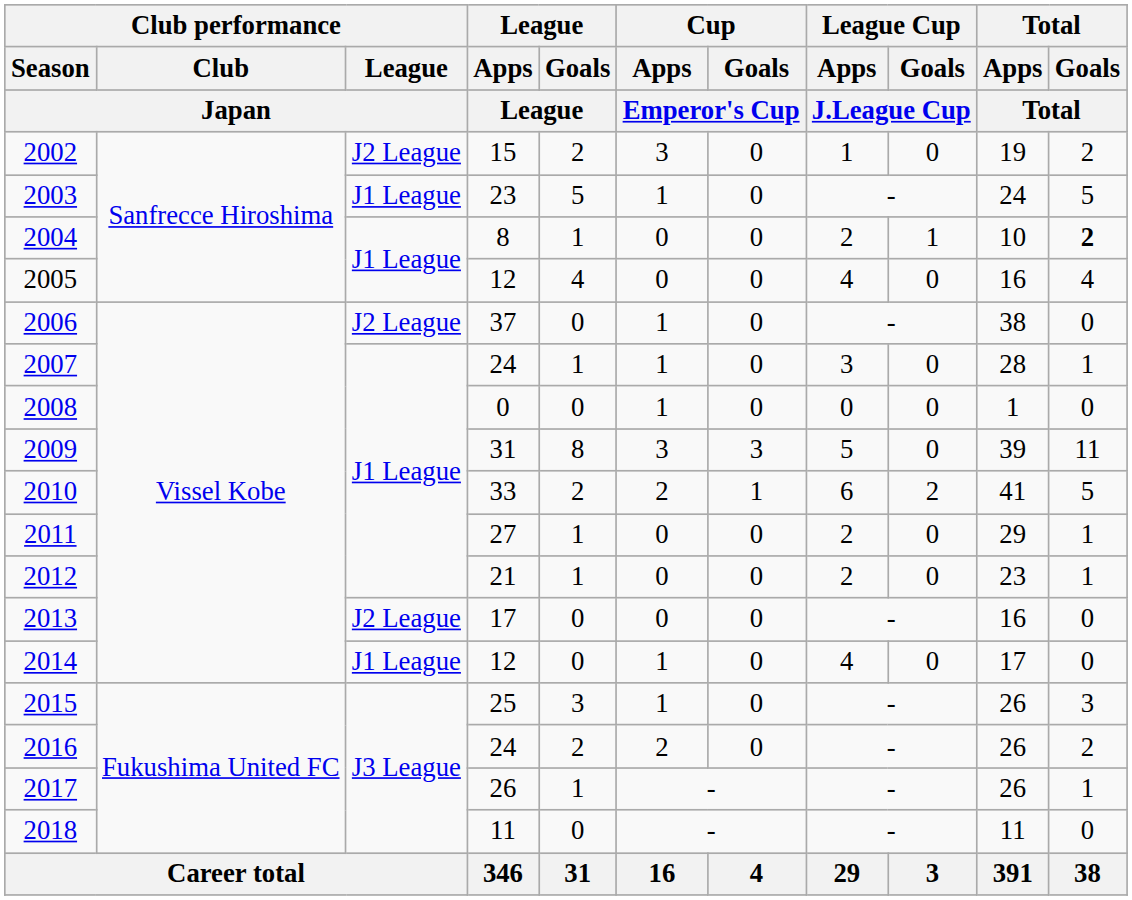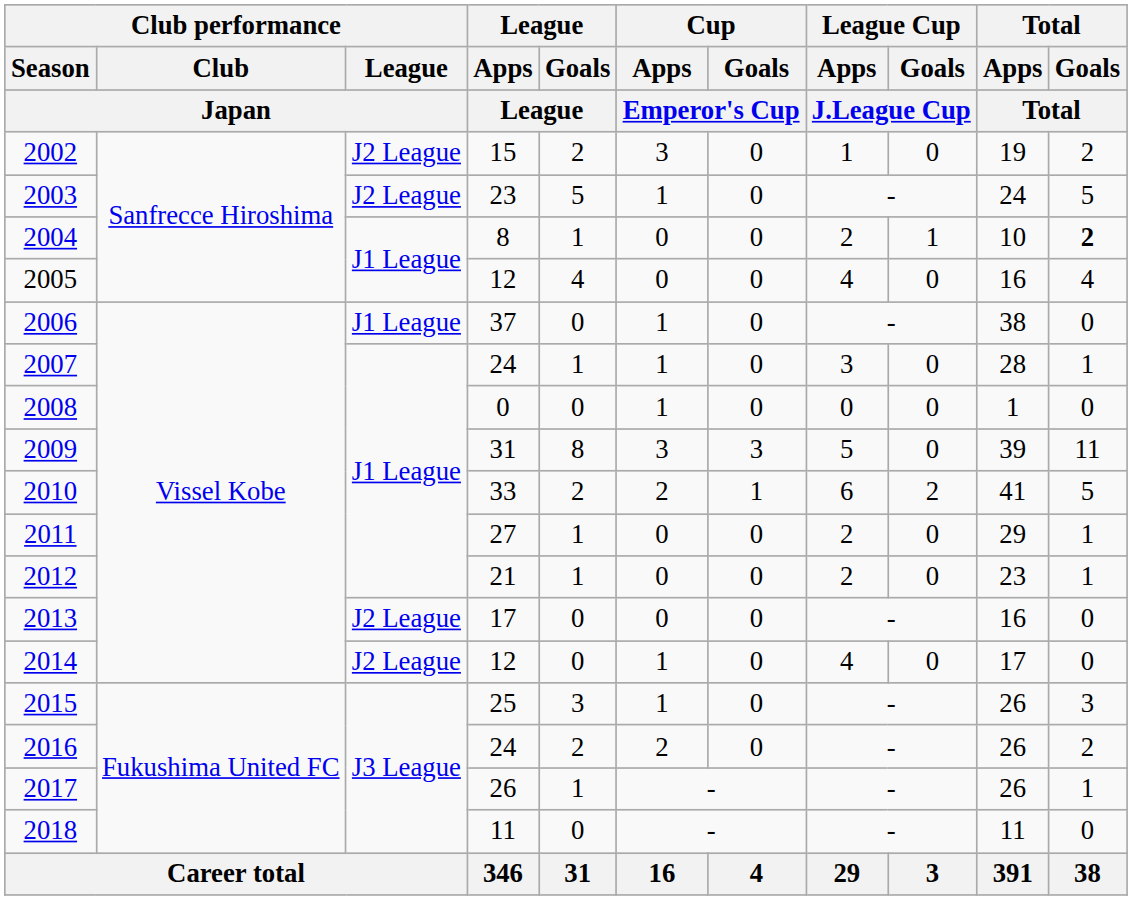(406, 195) J1 League -> (406, 195) J2 League
(406, 322) J2 League -> (406, 322) J1 League
(406, 661) J1 League -> (406, 661) J2 League
